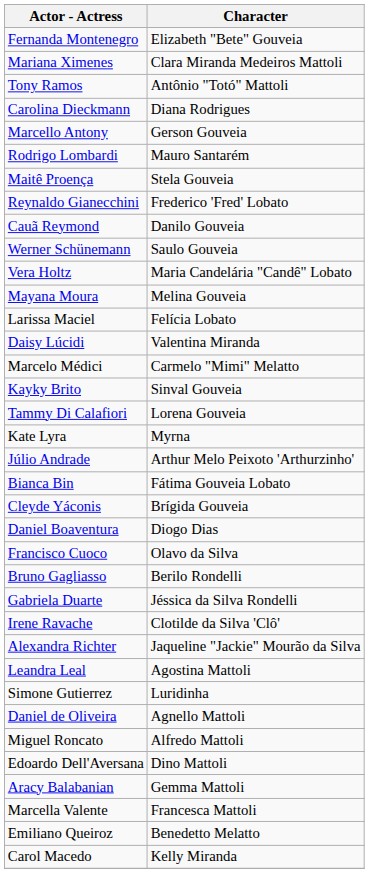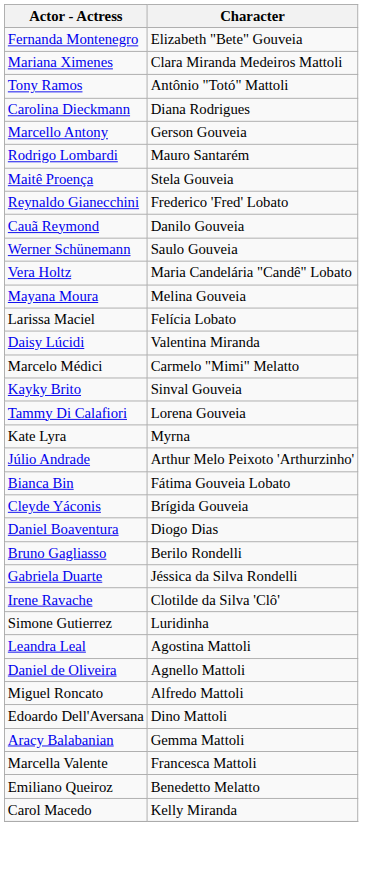- row: (58, 553)
- row: (62, 646)
rows swapped: (60, 693) <-> (47, 669)
